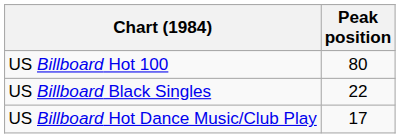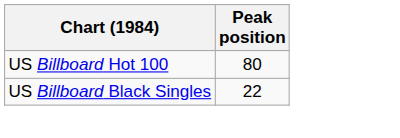- row: (163, 118)
